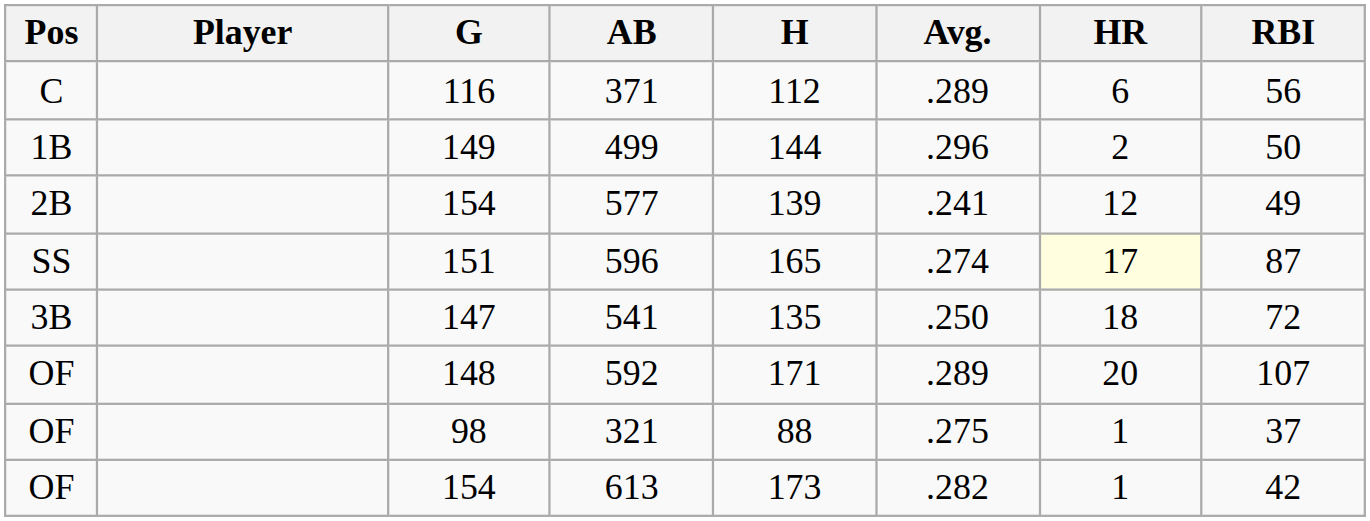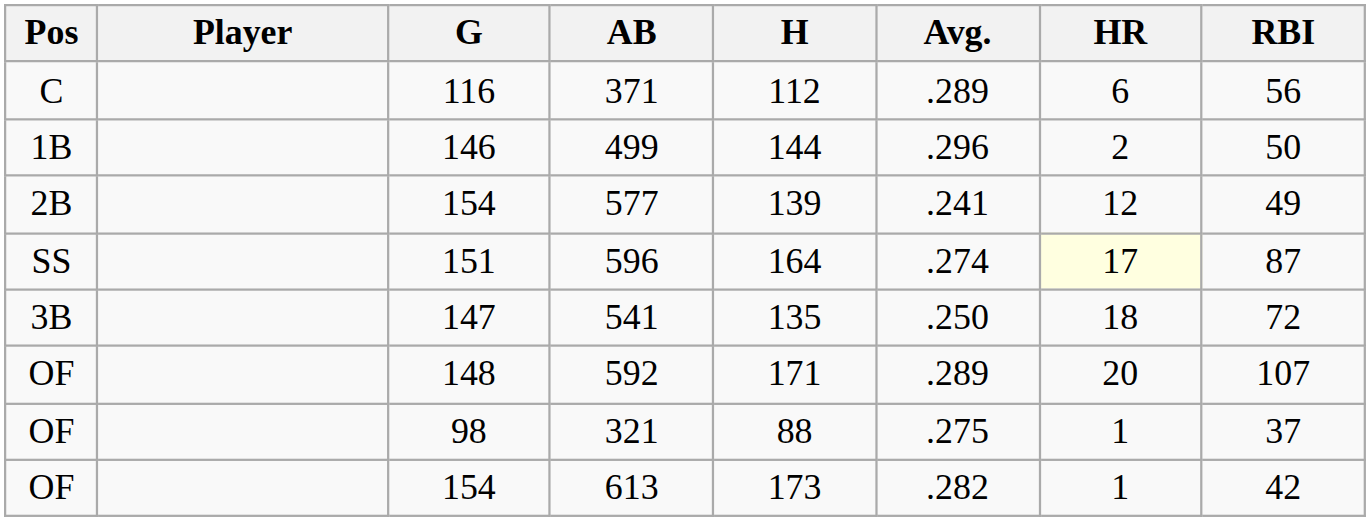(469, 146) 149 -> (469, 146) 146
(795, 260) 165 -> (795, 260) 164
